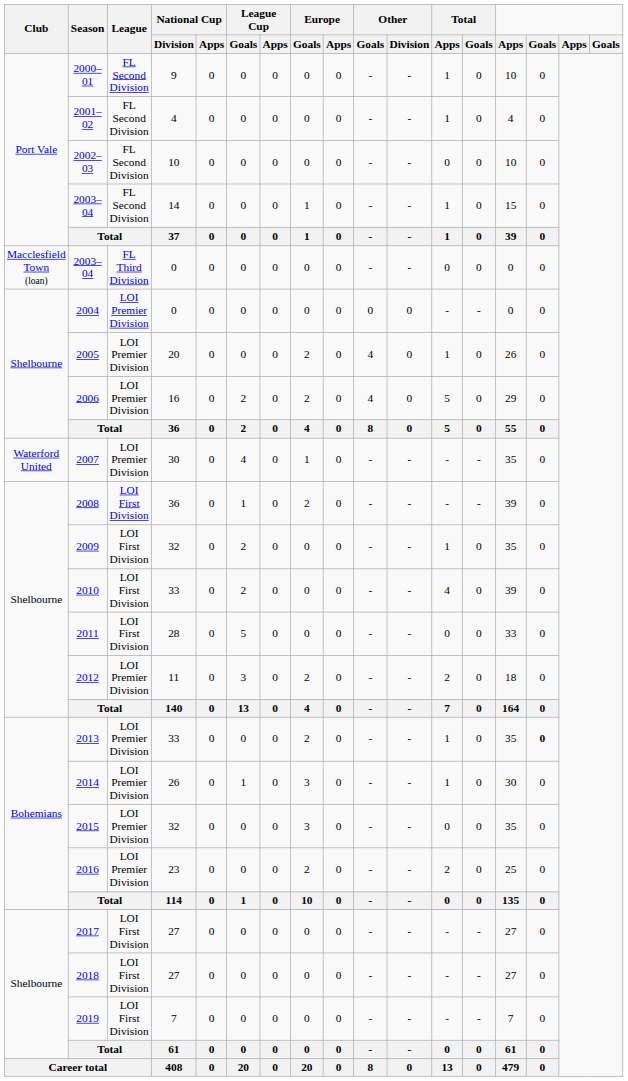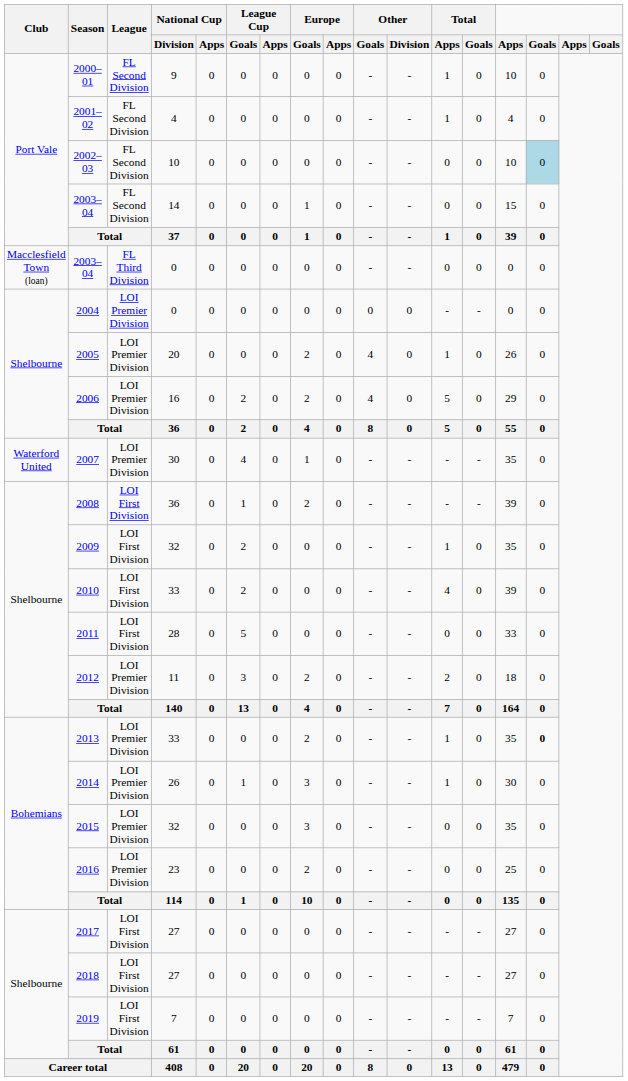(542, 162) no background -> (542, 162) lightblue background
(447, 205) 1 -> (447, 205) 0
(447, 869) 2 -> (447, 869) 0
